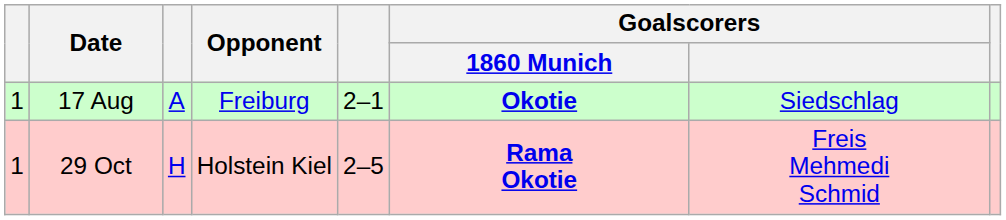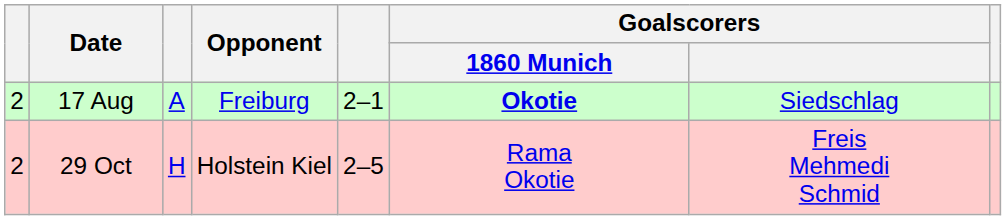(17, 100) 1 -> (17, 100) 2
(17, 166) 1 -> (17, 166) 2
(539, 166) bold -> (539, 166) normal
